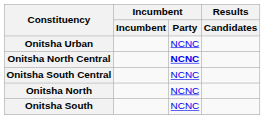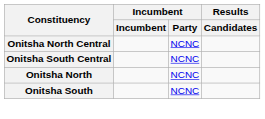- row: (59, 43)
(185, 59) bold -> (185, 43) normal
